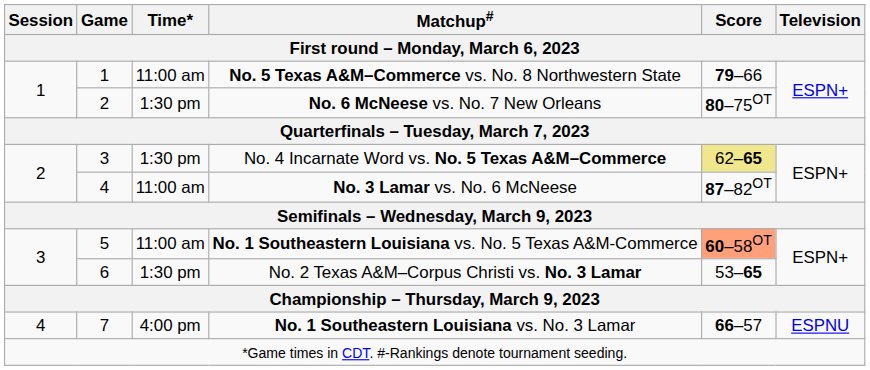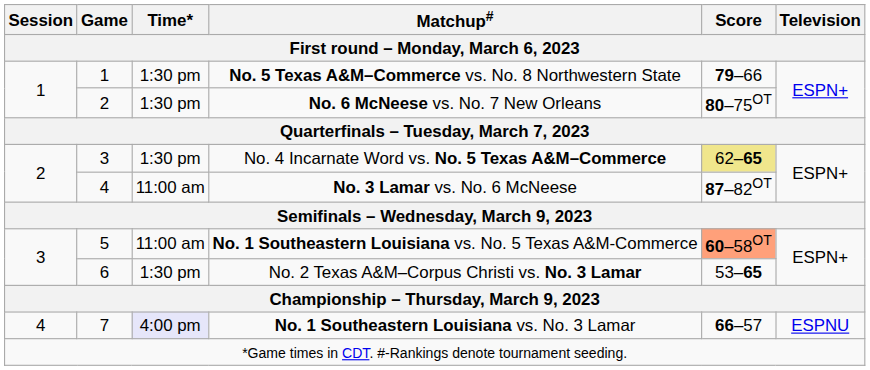(170, 75) 11:00 am -> (170, 75) 1:30 pm
(170, 325) no background -> (170, 325) lavender background
